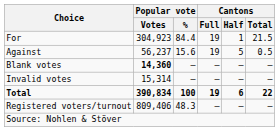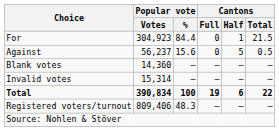(215, 38) 19 -> (217, 38) 0
(215, 52) 19 -> (217, 52) 0
(156, 65) bold -> (156, 65) normal
